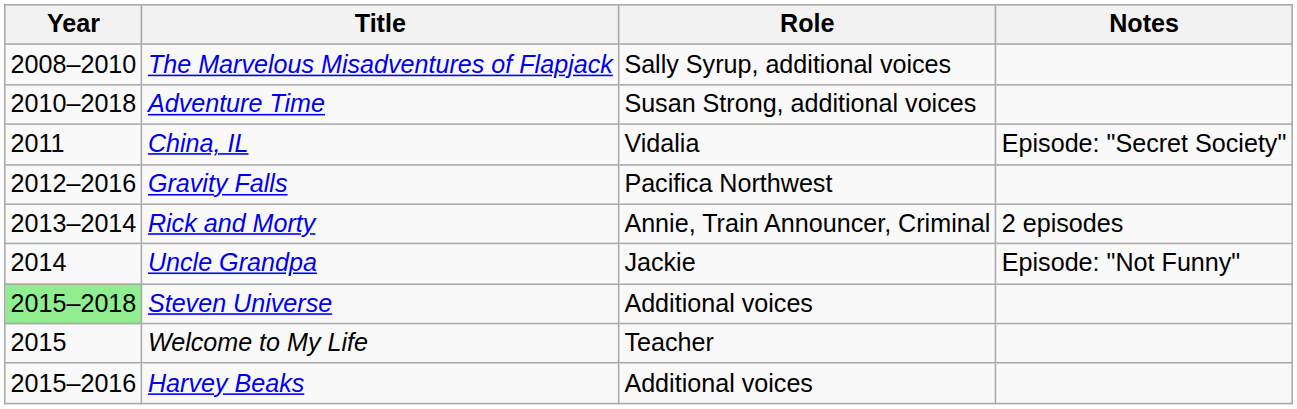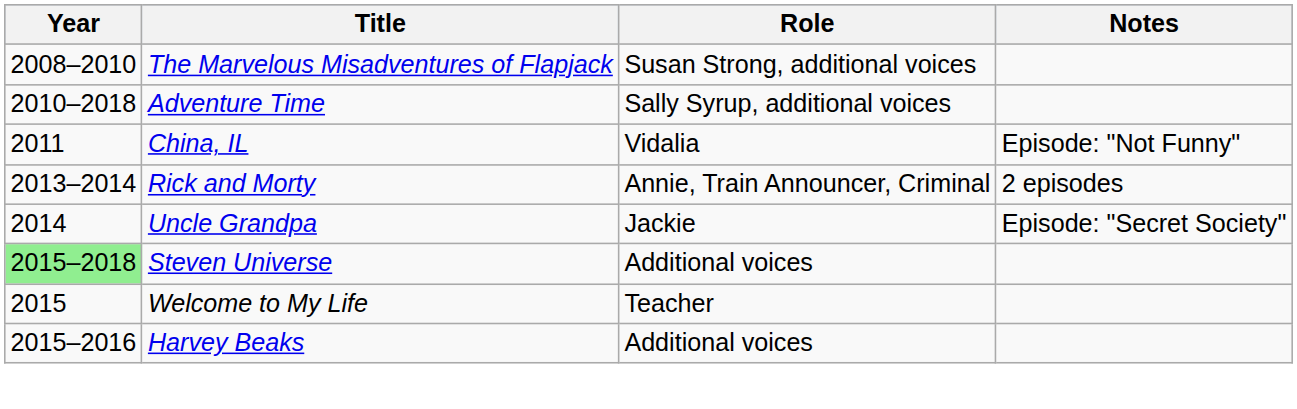(788, 64) Sally Syrup, additional voices -> (800, 64) Susan Strong, additional voices
(800, 104) Susan Strong, additional voices -> (788, 104) Sally Syrup, additional voices
(1144, 143) Episode: "Secret Society" -> (1121, 143) Episode: "Not Funny"
- row: (218, 183)
(1121, 263) Episode: "Not Funny" -> (1144, 223) Episode: "Secret Society"
